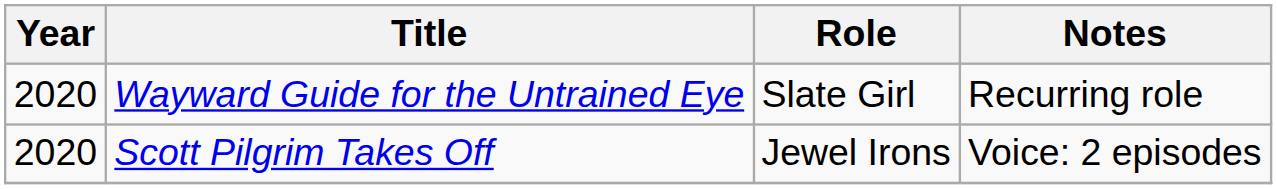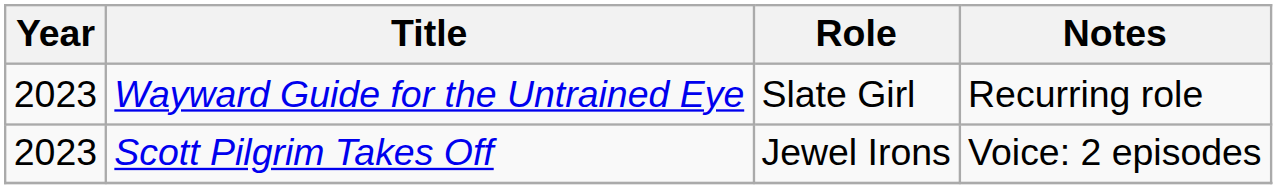(55, 93) 2020 -> (55, 93) 2023
(55, 152) 2020 -> (55, 152) 2023
